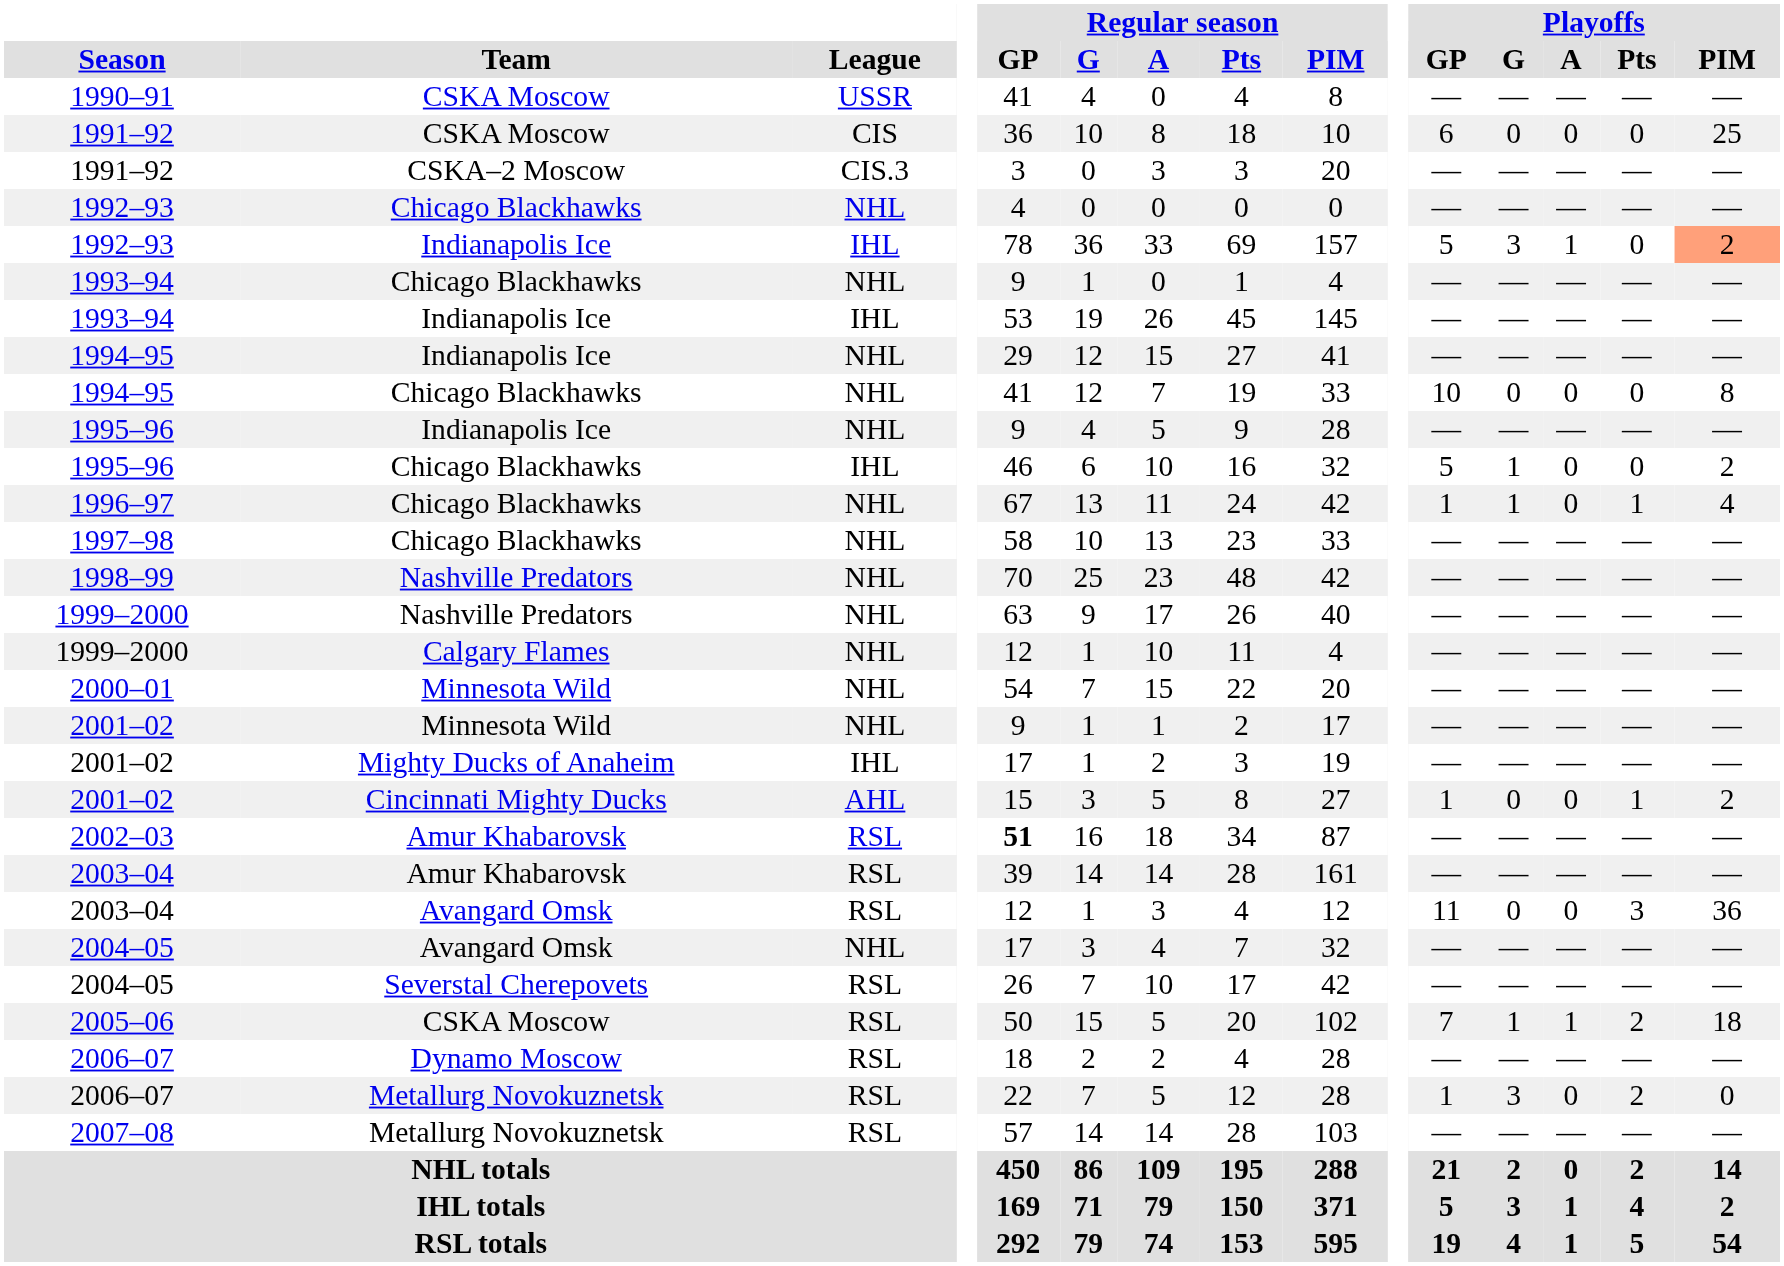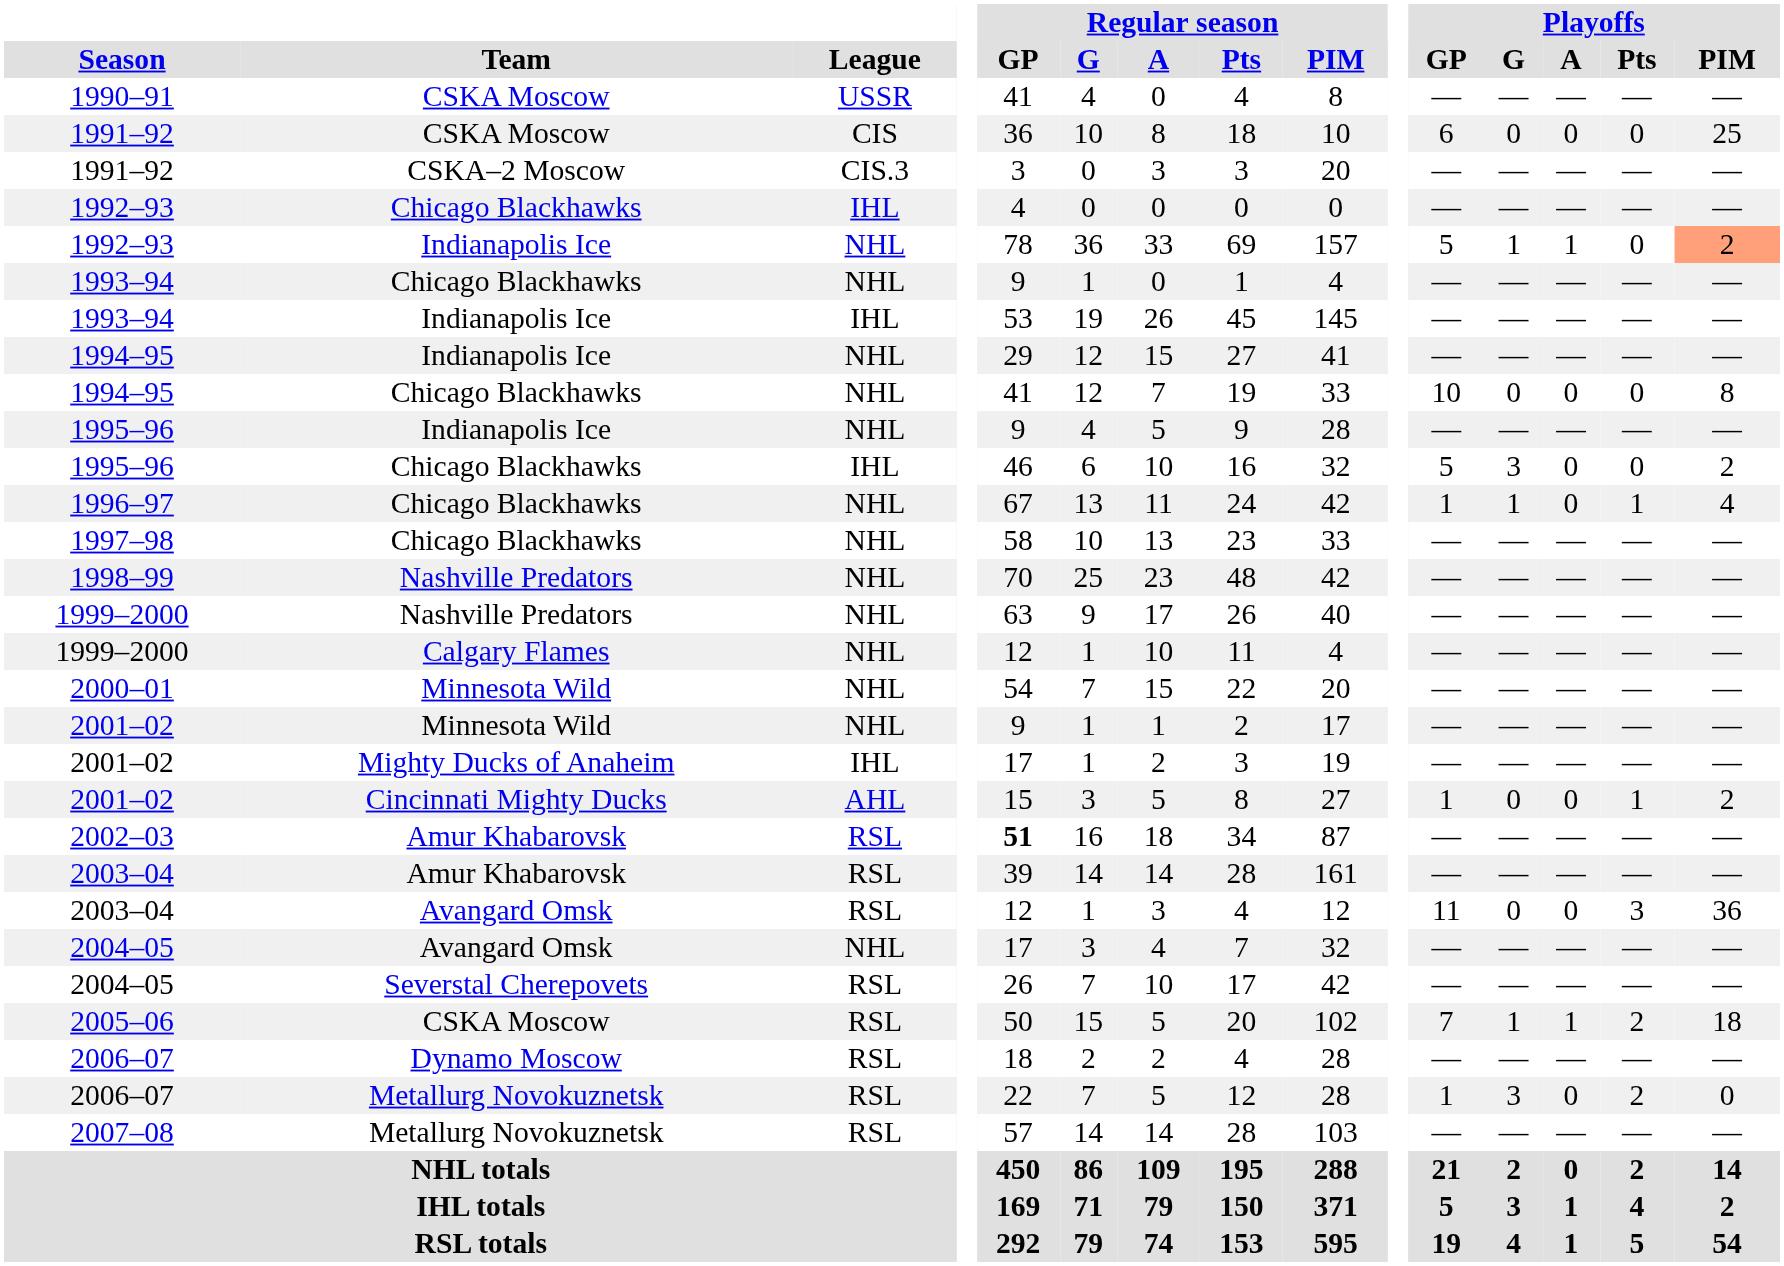(875, 207) NHL -> (875, 207) IHL
(875, 244) IHL -> (875, 244) NHL
(1514, 244) 3 -> (1514, 244) 1
(1514, 466) 1 -> (1514, 466) 3
